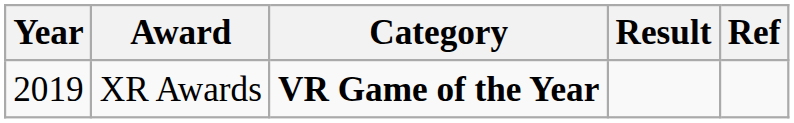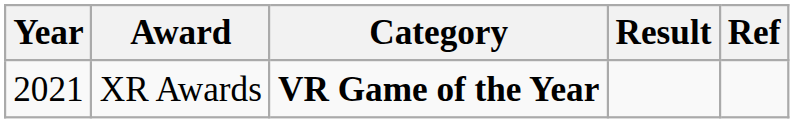(48, 88) 2019 -> (48, 88) 2021
